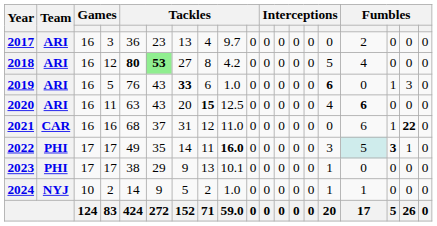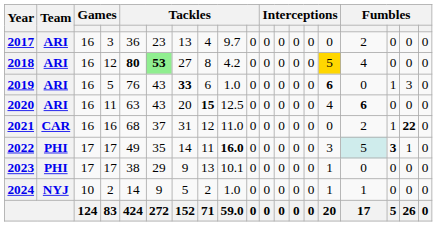(330, 63) no background -> (330, 63) gold background
(364, 126) 6 -> (364, 126) 2
